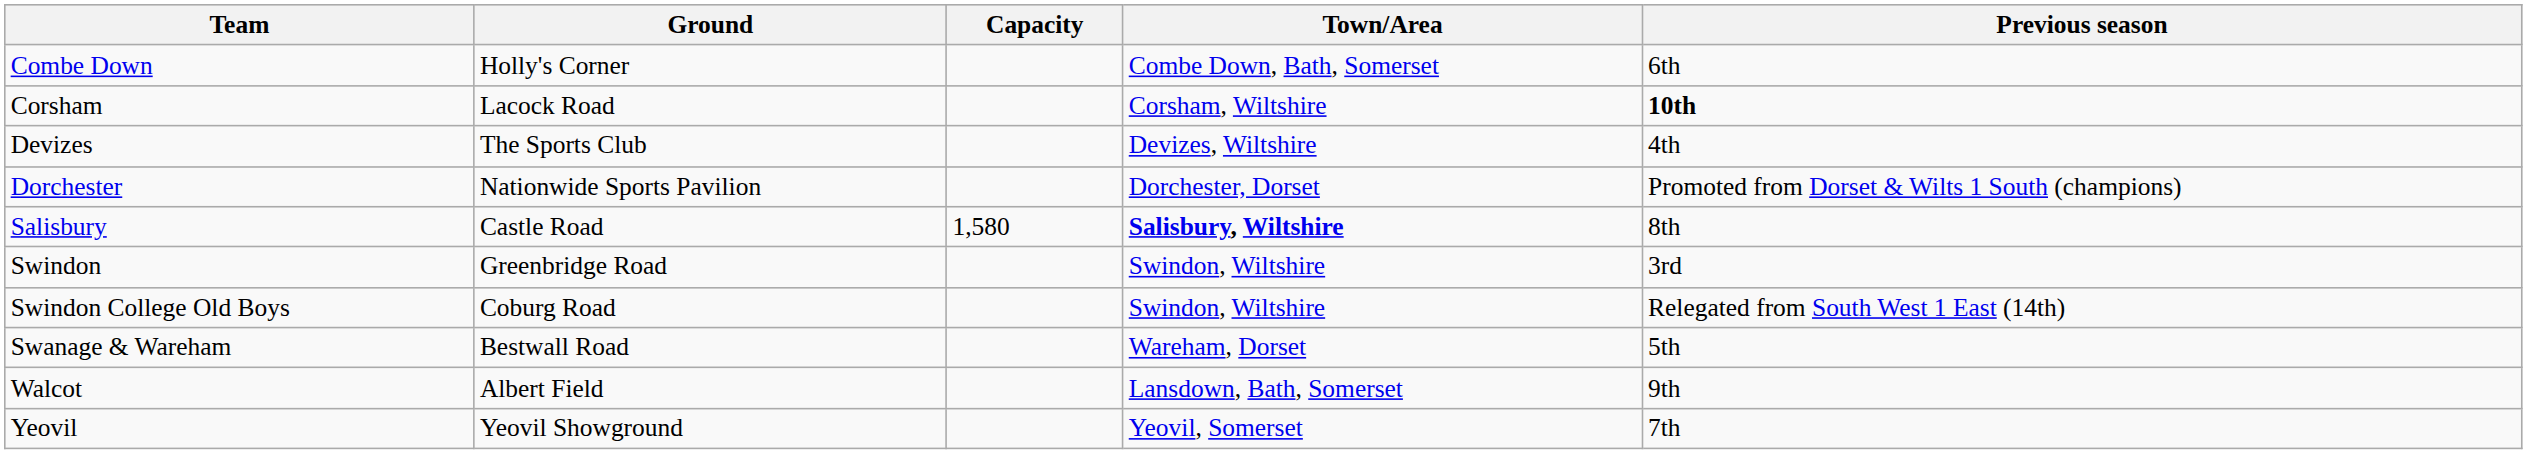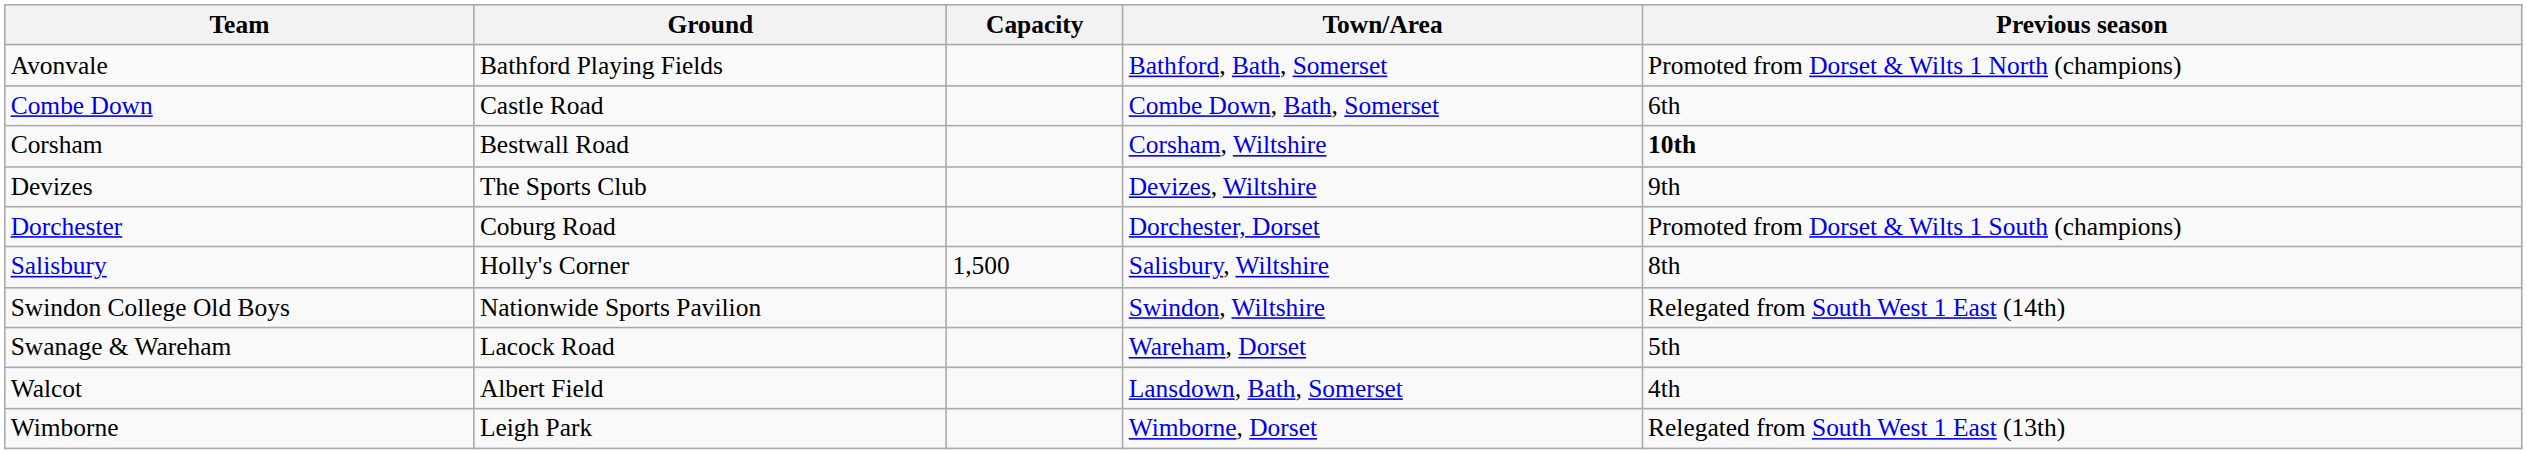+ row: (59, 65)
(555, 65) Holly's Corner -> (542, 105) Castle Road
(547, 105) Lacock Road -> (554, 145) Bestwall Road
(1664, 145) 4th -> (1664, 186) 9th
(621, 186) Nationwide Sports Pavilion -> (548, 226) Coburg Road
(542, 226) Castle Road -> (555, 266) Holly's Corner
(981, 226) 1,580 -> (981, 266) 1,500
(1236, 226) bold -> (1229, 266) normal
- row: (56, 266)
(548, 307) Coburg Road -> (621, 307) Nationwide Sports Pavilion
(554, 347) Bestwall Road -> (547, 347) Lacock Road
(1664, 387) 9th -> (1664, 387) 4th
+ row: (65, 428)
- row: (44, 428)
